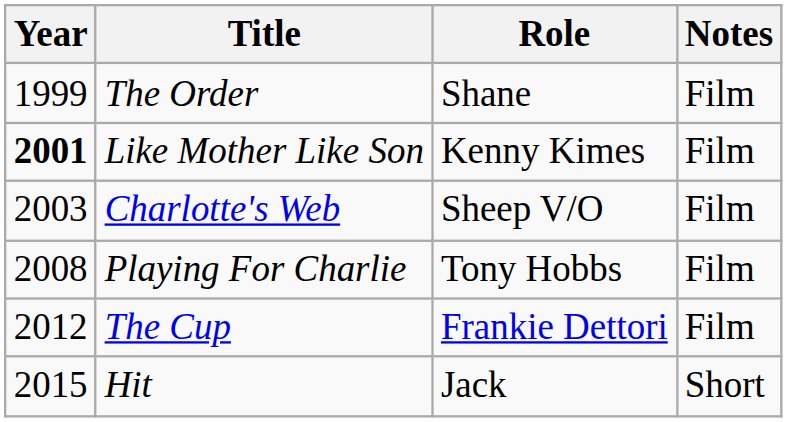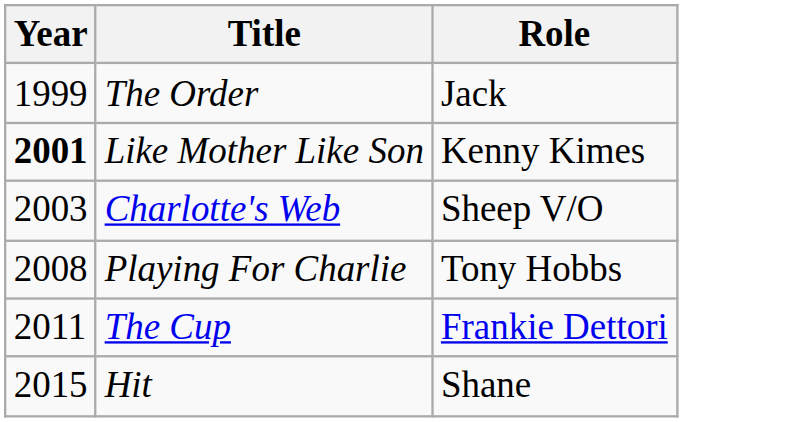- column: (729, 33)
(486, 92) Shane -> (474, 92) Jack
(51, 326) 2012 -> (50, 326) 2011
(474, 385) Jack -> (486, 385) Shane
